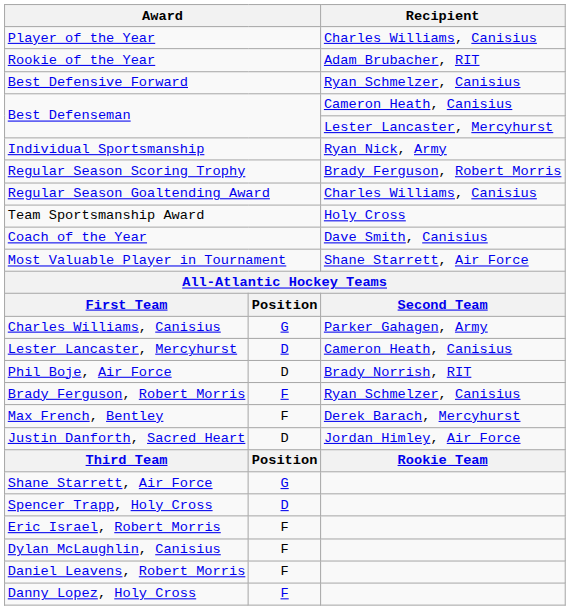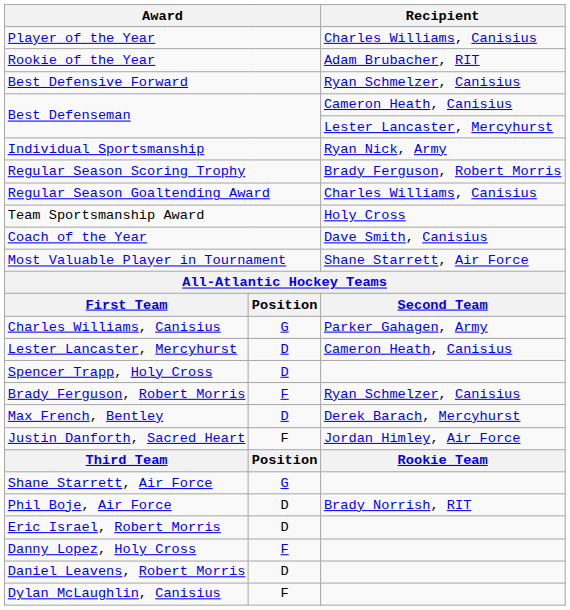rows swapped: (90, 372) <-> (110, 505)
(285, 416) F -> (285, 416) D
(285, 438) D -> (285, 438) F
(285, 527) F -> (285, 527) D
rows swapped: (102, 594) <-> (114, 550)
(285, 572) F -> (285, 572) D
